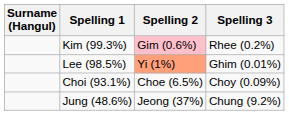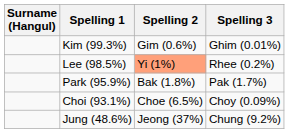(167, 45) pink background -> (167, 45) no background
(242, 45) Rhee (0.2%) -> (245, 45) Ghim (0.01%)
(245, 63) Ghim (0.01%) -> (242, 63) Rhee (0.2%)
+ row: (97, 82)
